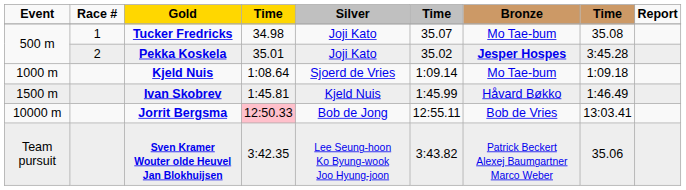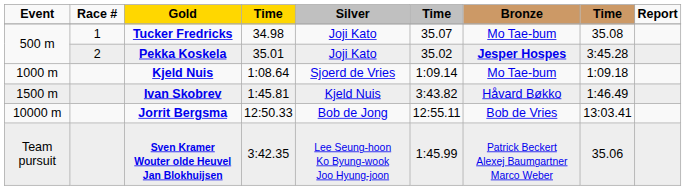(437, 93) 1:45.99 -> (437, 93) 3:43.82
(268, 113) pink background -> (268, 113) no background
(437, 154) 3:43.82 -> (437, 154) 1:45.99
